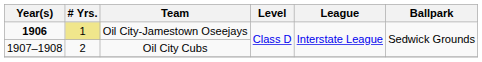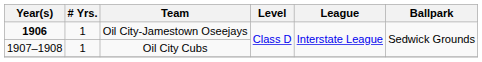(83, 31) khaki background -> (83, 31) no background
(83, 48) 2 -> (83, 48) 1
